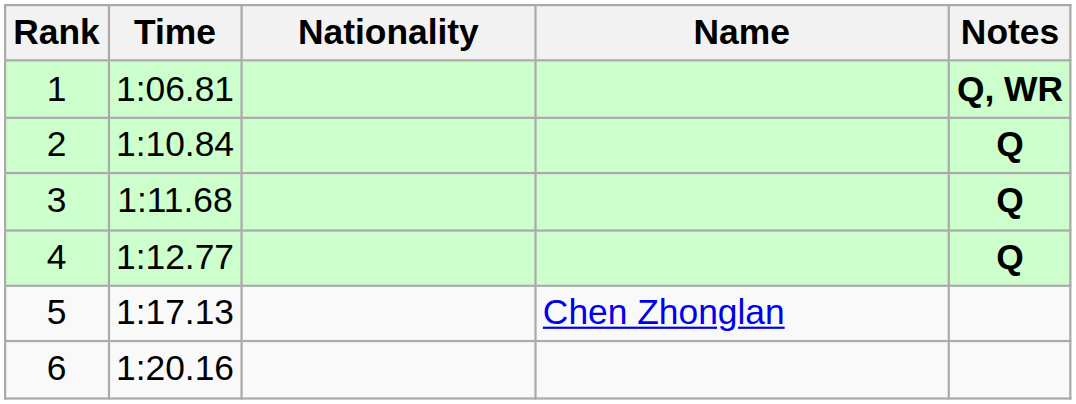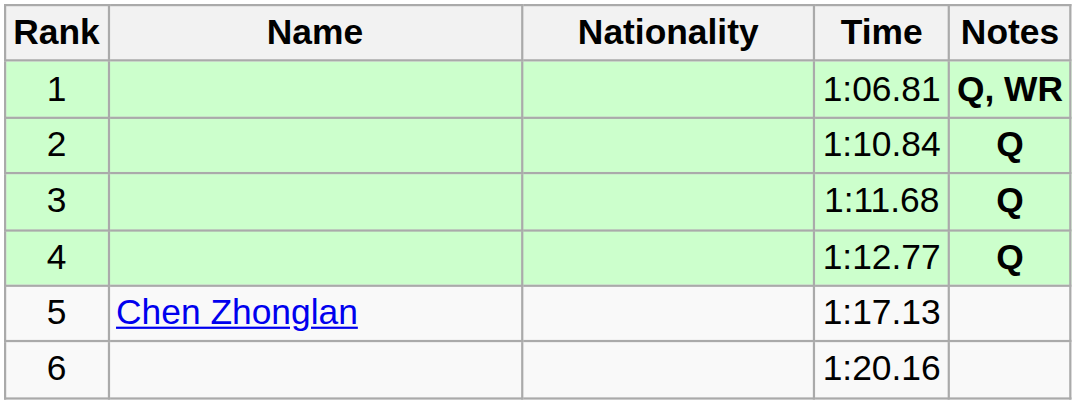columns swapped: (742, 32) <-> (175, 32)
